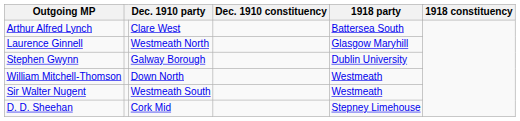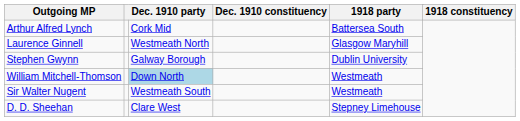(156, 28) Clare West -> (151, 28) Cork Mid
(157, 76) no background -> (157, 76) lightblue background
(151, 108) Cork Mid -> (156, 108) Clare West
